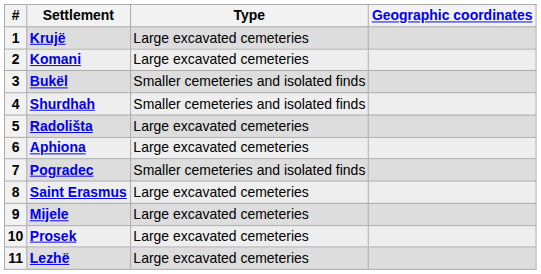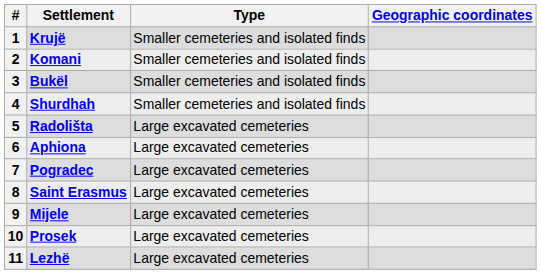(221, 38) Large excavated cemeteries -> (249, 38) Smaller cemeteries and isolated finds
(221, 60) Large excavated cemeteries -> (249, 60) Smaller cemeteries and isolated finds
(249, 170) Smaller cemeteries and isolated finds -> (221, 170) Large excavated cemeteries
